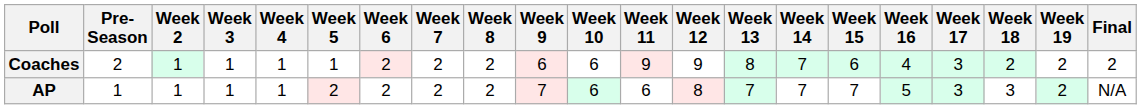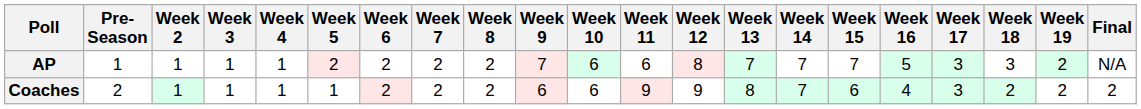rows swapped: (44, 91) <-> (44, 64)
